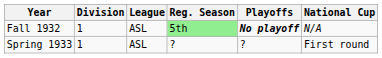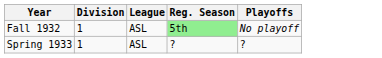- column: (340, 12)
(269, 29) bold -> (269, 29) normal
